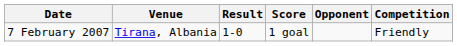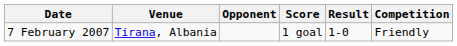columns swapped: (342, 14) <-> (243, 14)
